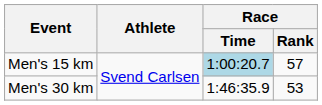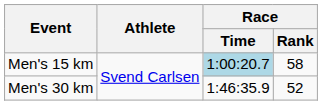(295, 65) 57 -> (295, 65) 58
(295, 89) 53 -> (295, 89) 52
